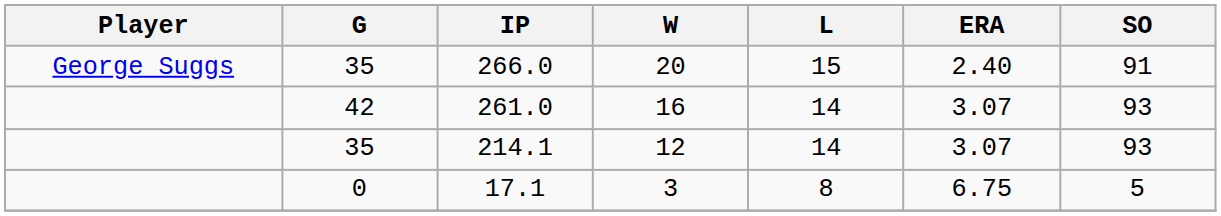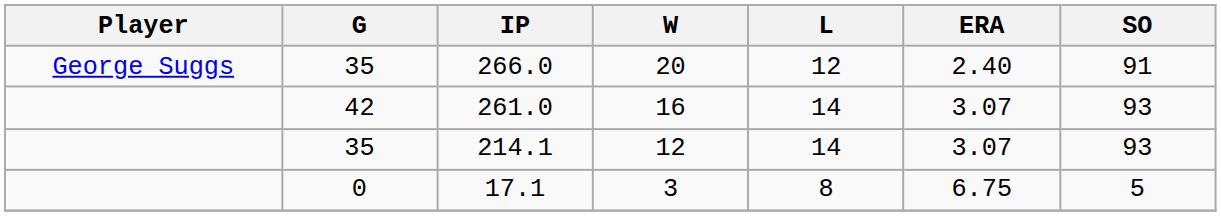(826, 67) 15 -> (826, 67) 12
